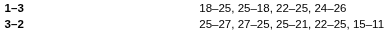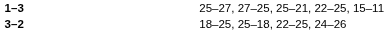(273, 8) 18–25, 25–18, 22–25, 24–26 -> (292, 8) 25–27, 27–25, 25–21, 22–25, 15–11
(292, 24) 25–27, 27–25, 25–21, 22–25, 15–11 -> (273, 24) 18–25, 25–18, 22–25, 24–26
